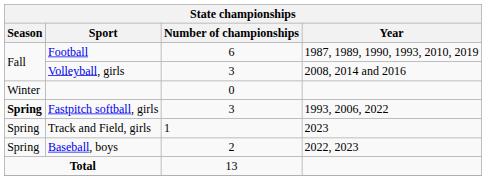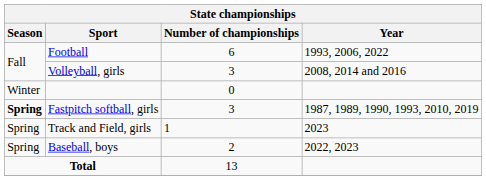(392, 52) 1987, 1989, 1990, 1993, 2010, 2019 -> (347, 52) 1993, 2006, 2022
(347, 109) 1993, 2006, 2022 -> (392, 109) 1987, 1989, 1990, 1993, 2010, 2019
